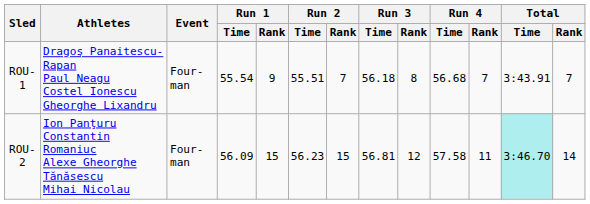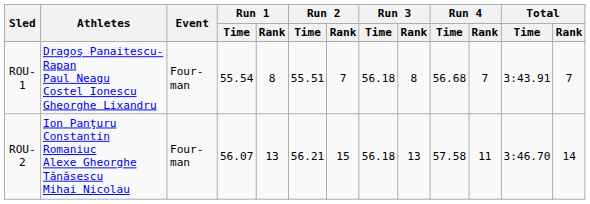(272, 77) 9 -> (272, 77) 8
(237, 156) 56.09 -> (237, 156) 56.07
(272, 156) 15 -> (272, 156) 13
(308, 156) 56.23 -> (308, 156) 56.21
(378, 156) 56.81 -> (378, 156) 56.18
(414, 156) 12 -> (414, 156) 13
(527, 156) paleturquoise background -> (527, 156) no background
